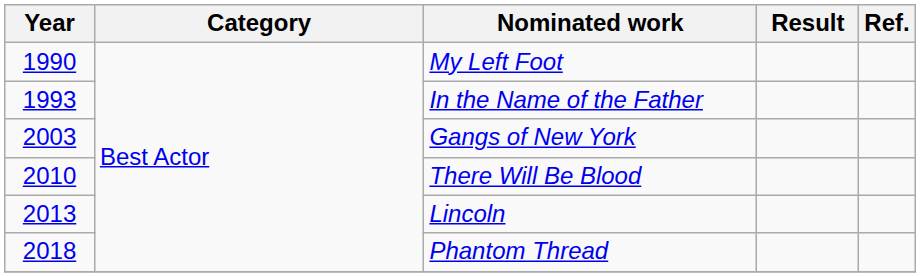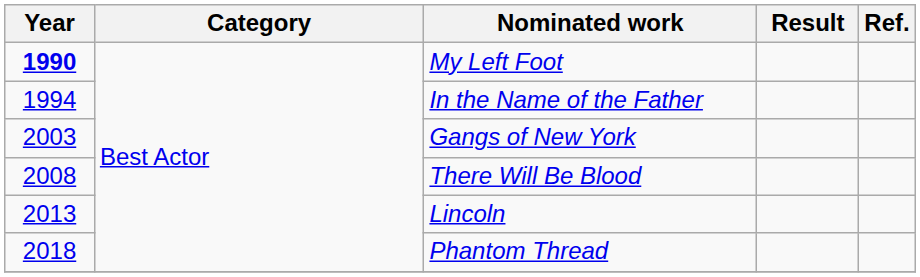(50, 61) normal -> (50, 61) bold
(50, 99) 1993 -> (50, 99) 1994
(50, 175) 2010 -> (50, 175) 2008
